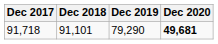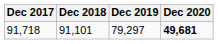(128, 30) 79,290 -> (128, 30) 79,297
